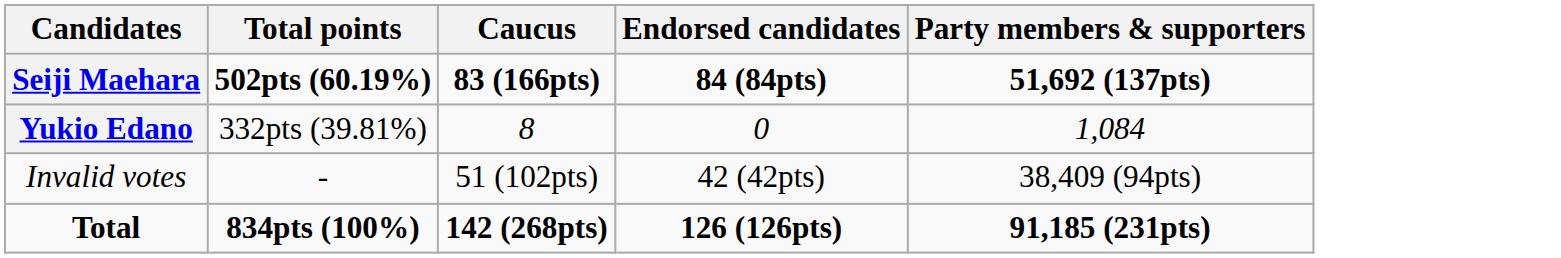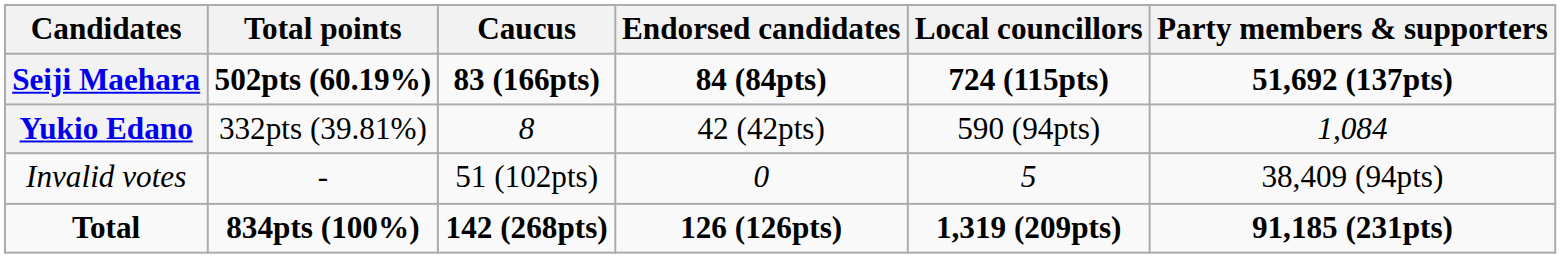+ column: (1029, 29)
(761, 128) 0 -> (761, 128) 42 (42pts)
(761, 177) 42 (42pts) -> (761, 177) 0
